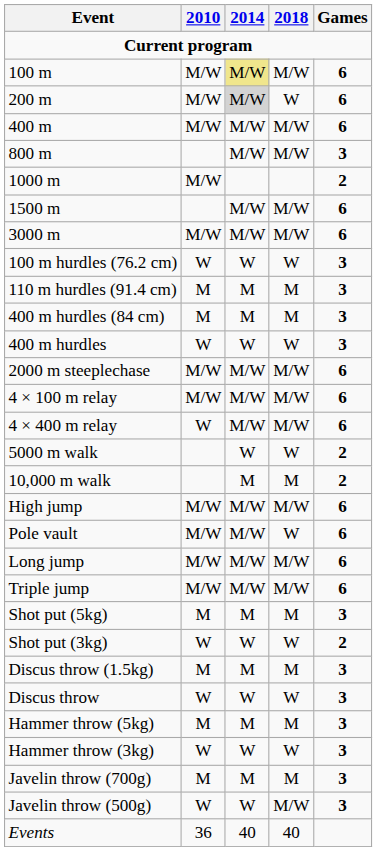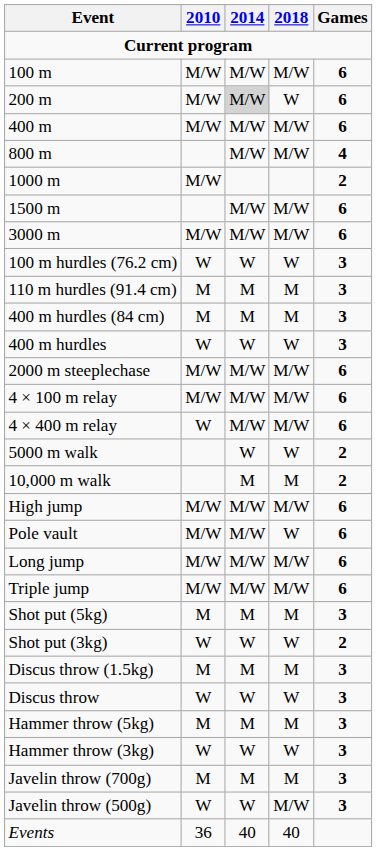(247, 72) khaki background -> (247, 72) no background
(342, 153) 3 -> (342, 153) 4
